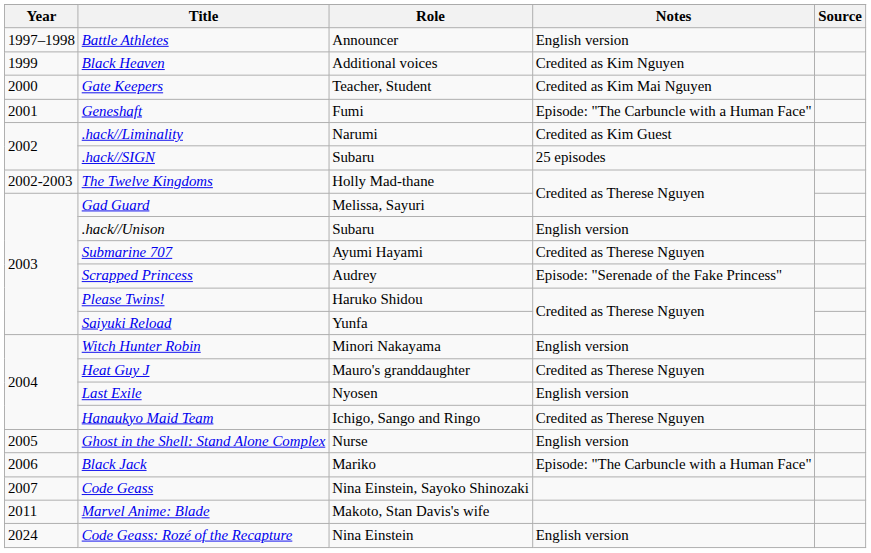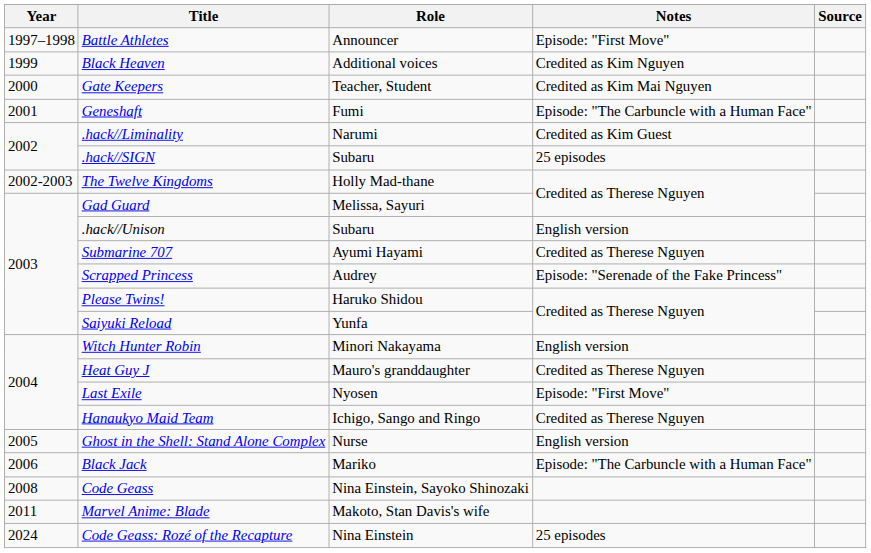(582, 39) English version -> (603, 39) Episode: "First Move"
(582, 393) English version -> (603, 393) Episode: "First Move"
(23, 488) 2007 -> (23, 488) 2008
(582, 535) English version -> (571, 535) 25 episodes
